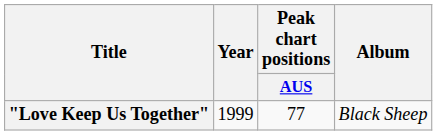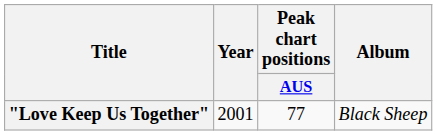(236, 115) 1999 -> (236, 115) 2001
